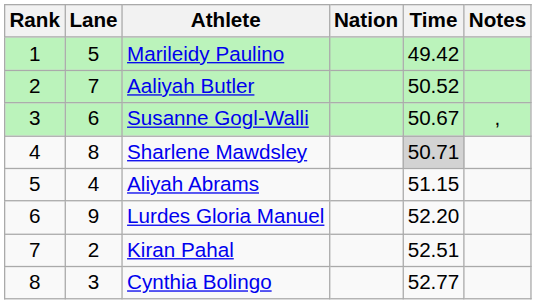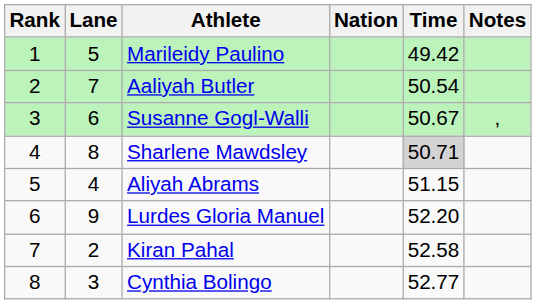(433, 86) 50.52 -> (433, 86) 50.54
(433, 250) 52.51 -> (433, 250) 52.58
